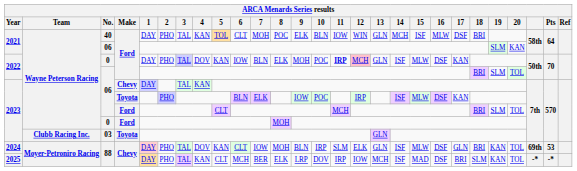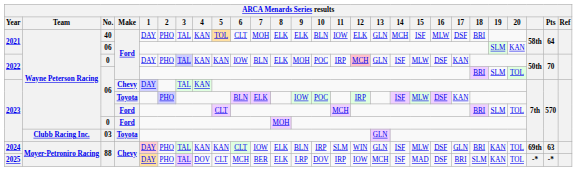(281, 35) POC -> (281, 35) ELK
(360, 35) WIN -> (360, 35) ELK
(202, 60) DOV -> (202, 60) KAN
(340, 60) bold -> (340, 60) normal
(202, 147) DOV -> (202, 147) KAN
(281, 147) MOH -> (281, 147) ELK
(360, 147) ELK -> (360, 147) WIN
(551, 147) 53 -> (551, 147) 63
(202, 160) KAN -> (202, 160) DOV
